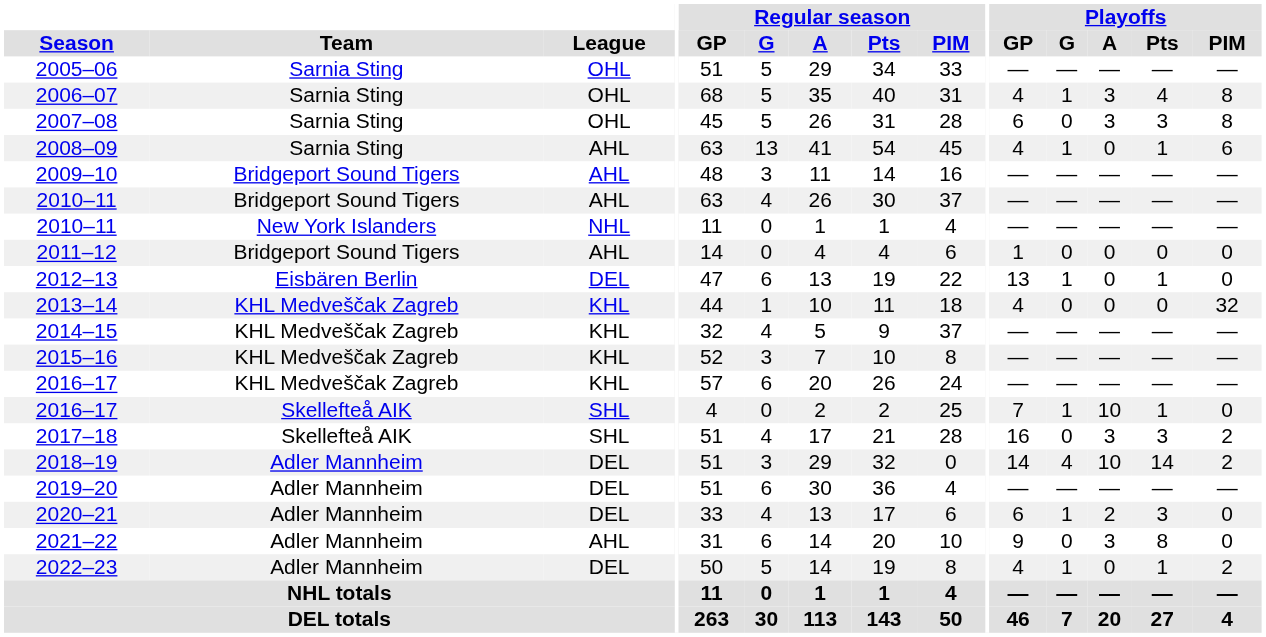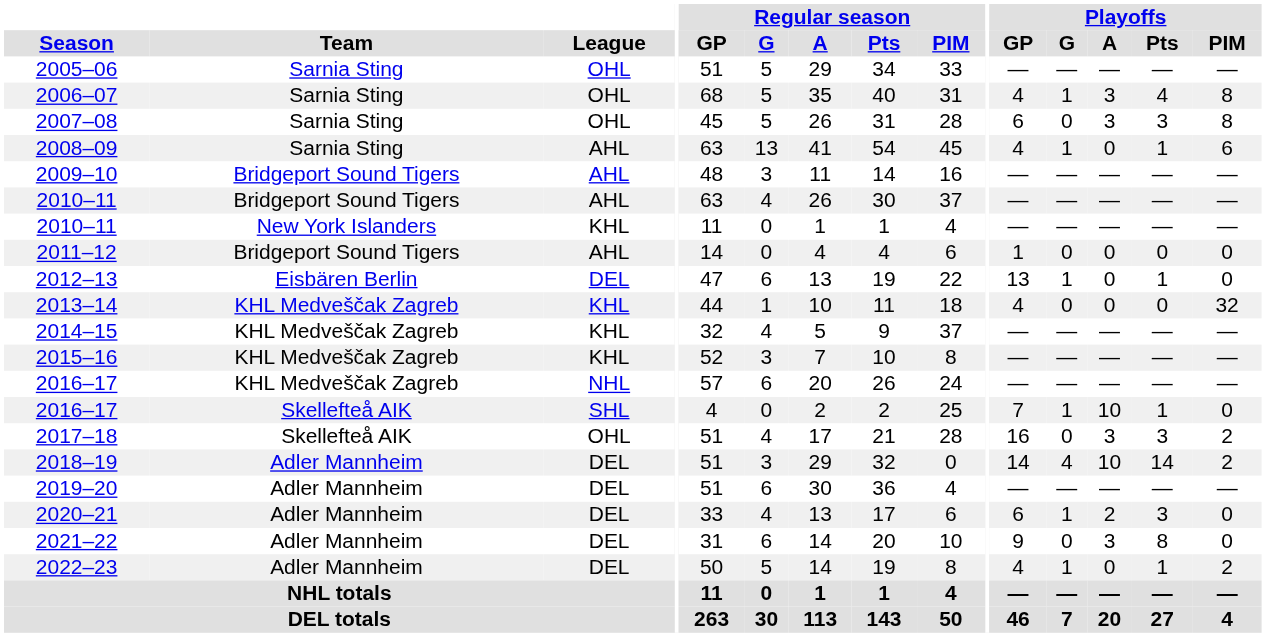(609, 226) NHL -> (609, 226) KHL
(609, 383) KHL -> (609, 383) NHL
(609, 436) SHL -> (609, 436) OHL
(609, 540) AHL -> (609, 540) DEL
